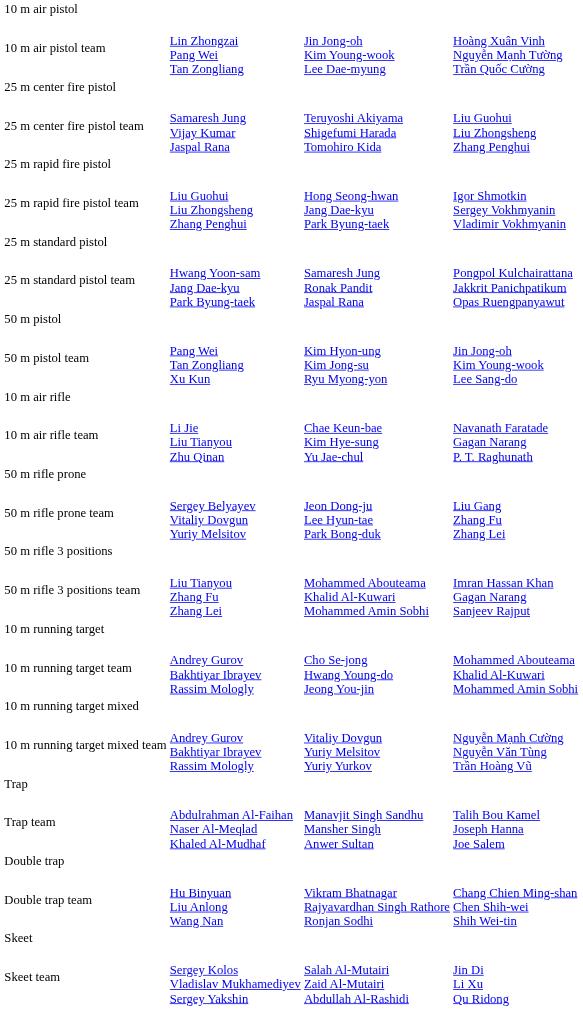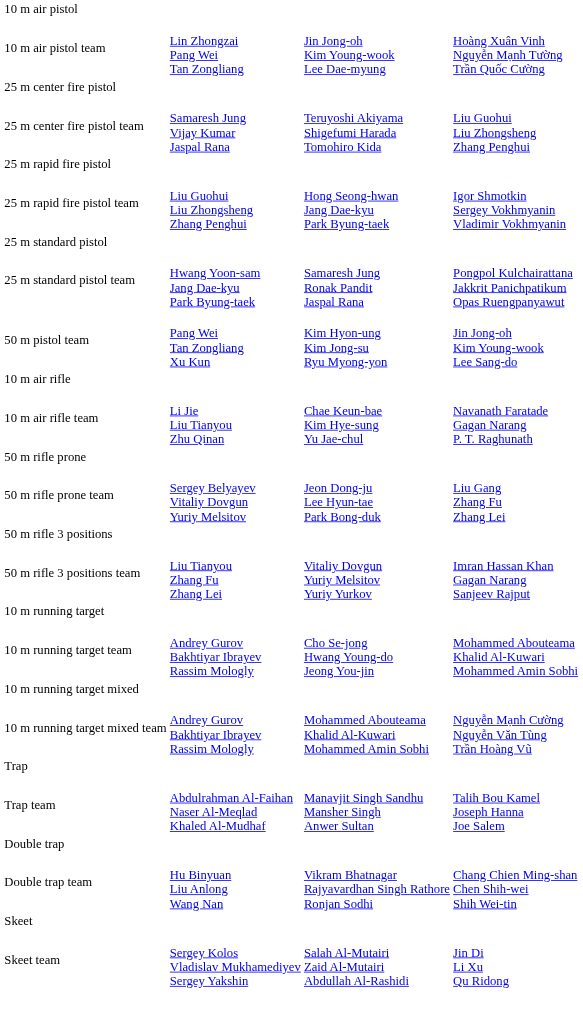- row: (33, 319)
(366, 597) Mohammed Abouteama Khalid Al-Kuwari Mohammed Amin Sobhi -> (343, 579) Vitaliy Dovgun Yuriy Melsitov Yuriy Yurkov
(343, 752) Vitaliy Dovgun Yuriy Melsitov Yuriy Yurkov -> (366, 734) Mohammed Abouteama Khalid Al-Kuwari Mohammed Amin Sobhi
